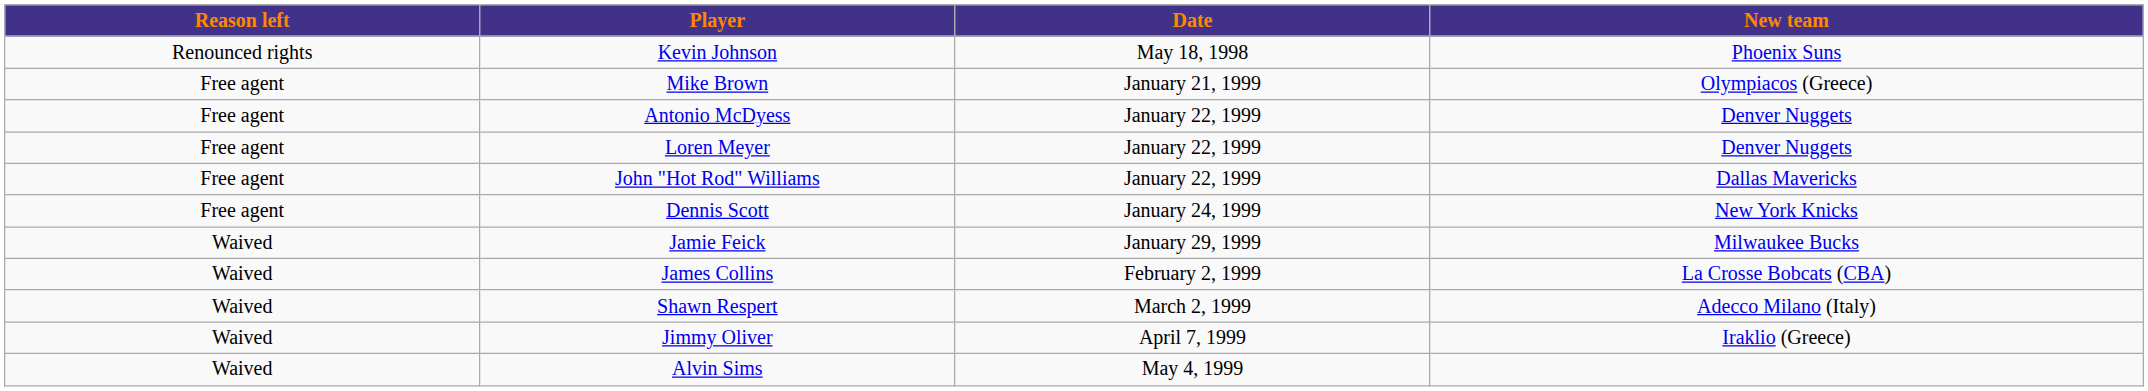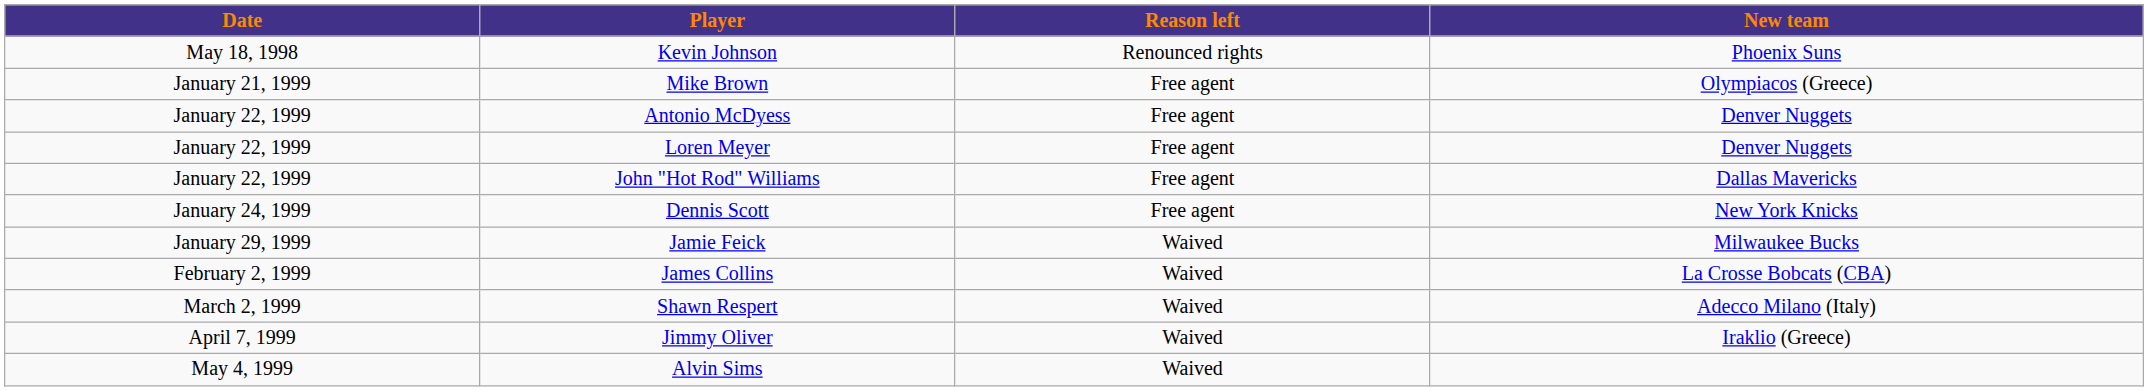columns swapped: (1193, 20) <-> (242, 20)
